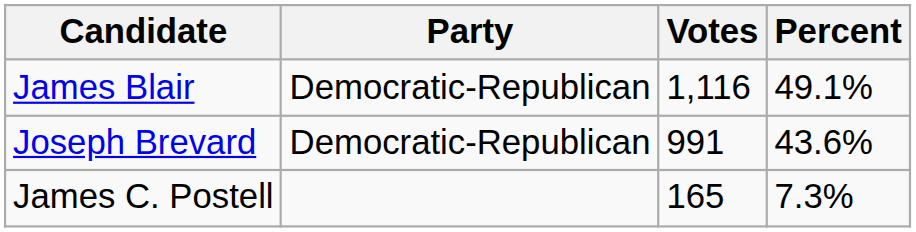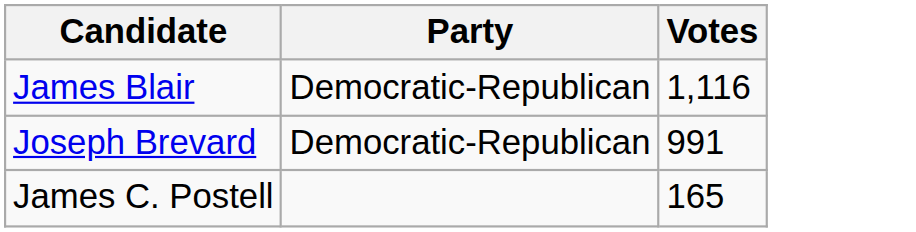- column: (838, 32)
